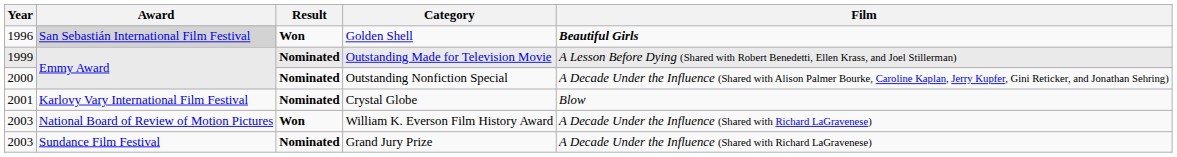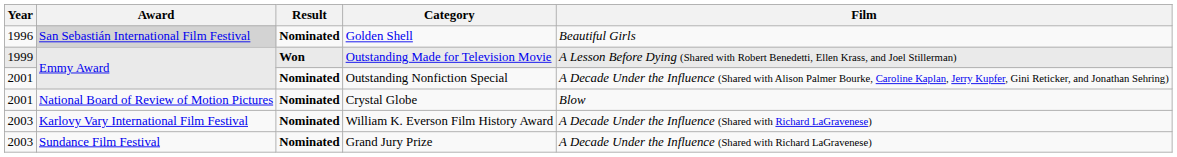(292, 36) Won -> (309, 36) Nominated
(599, 36) bold -> (597, 36) normal
(309, 57) Nominated -> (292, 57) Won
(20, 78) 2000 -> (20, 78) 2001
(144, 100) Karlovy Vary International Film Festival -> (156, 100) National Board of Review of Motion Pictures
(156, 121) National Board of Review of Motion Pictures -> (144, 121) Karlovy Vary International Film Festival
(292, 121) Won -> (309, 121) Nominated
